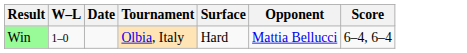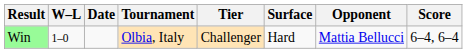+ column: (231, 15)
